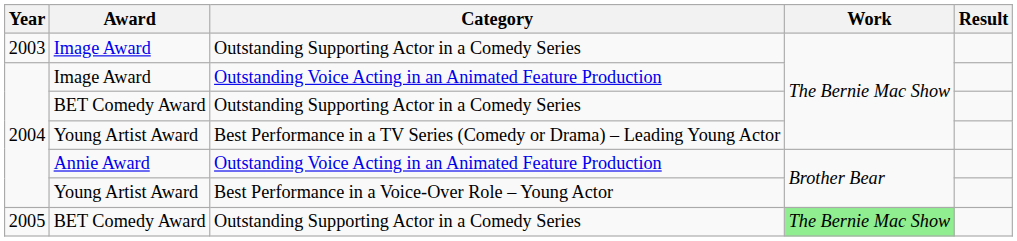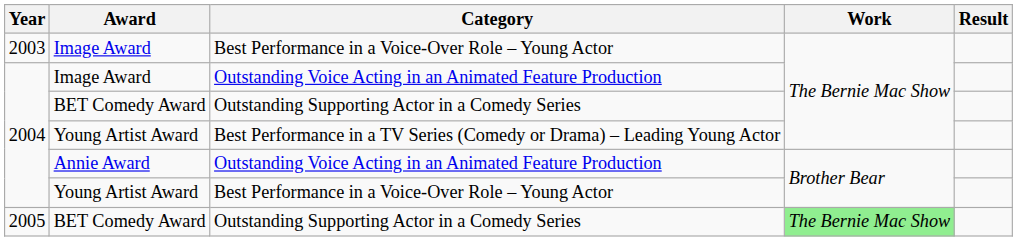(397, 47) Outstanding Supporting Actor in a Comedy Series -> (414, 47) Best Performance in a Voice-Over Role – Young Actor
